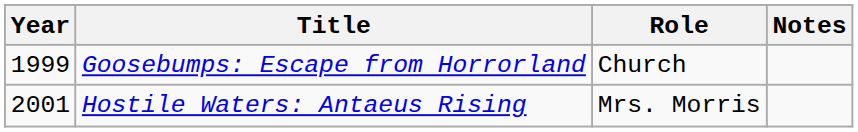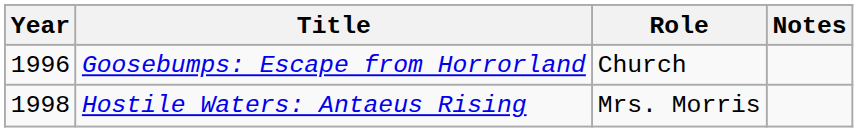(40, 65) 1999 -> (40, 65) 1996
(40, 106) 2001 -> (40, 106) 1998
